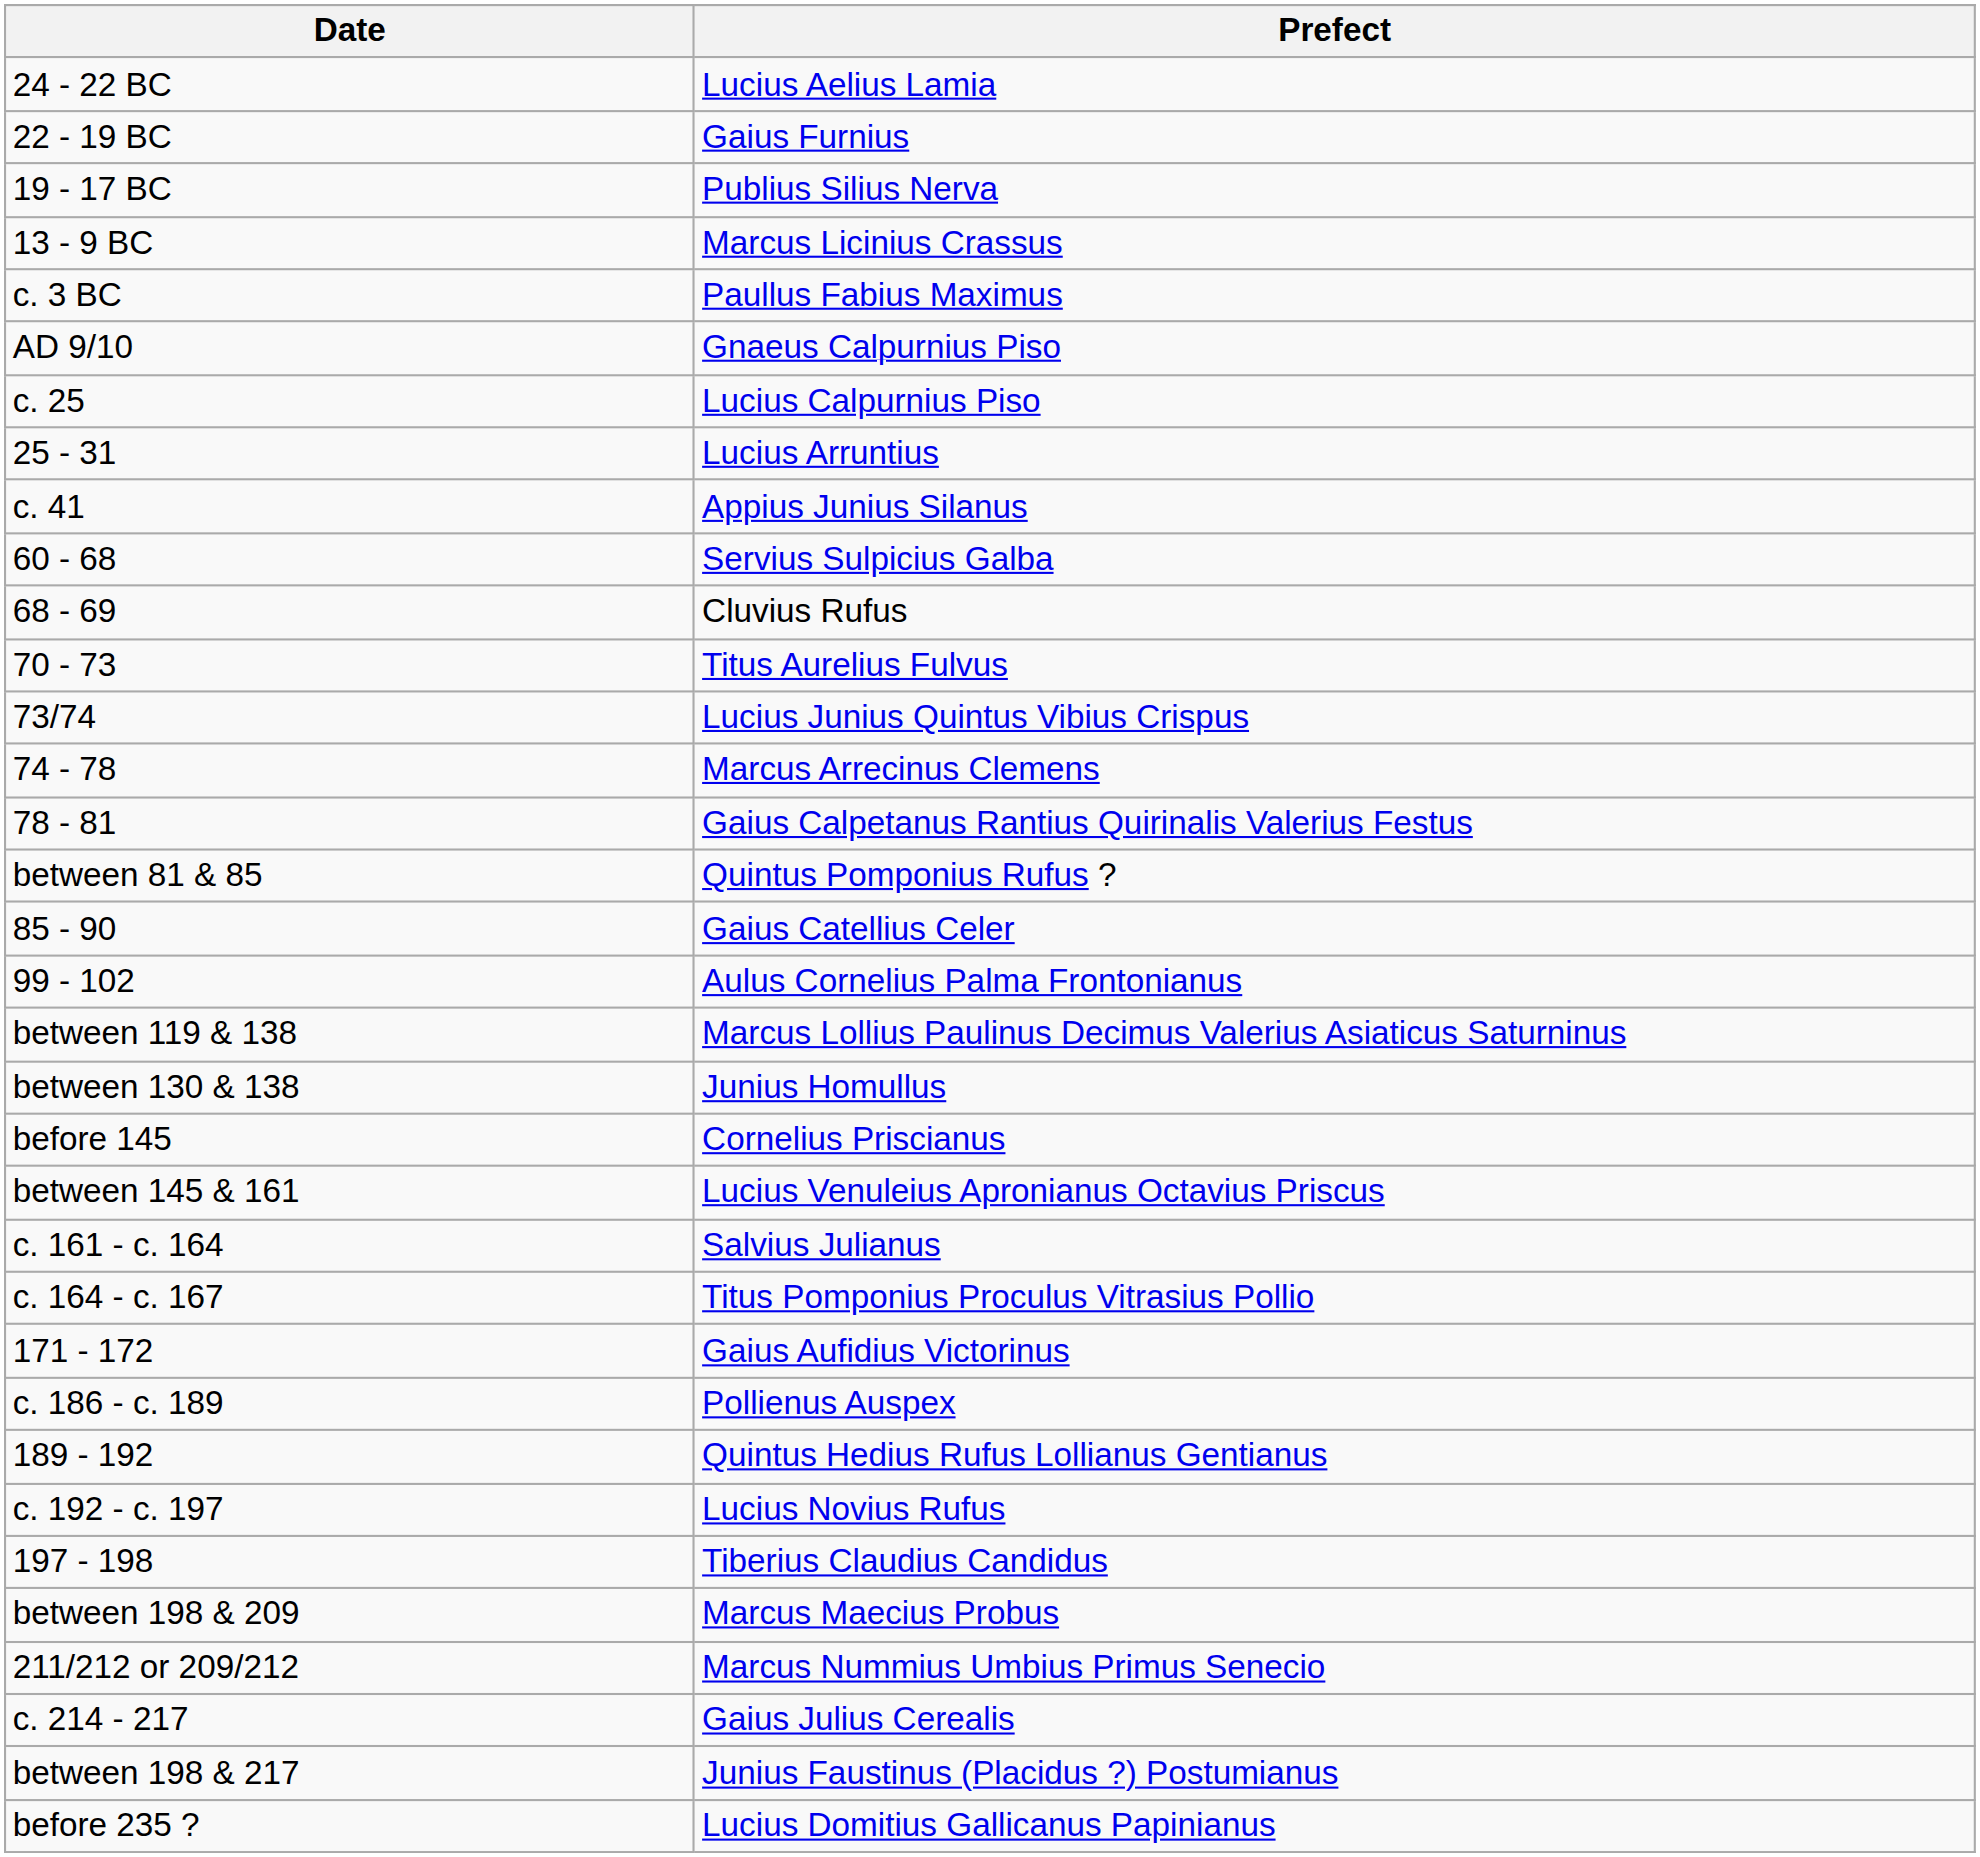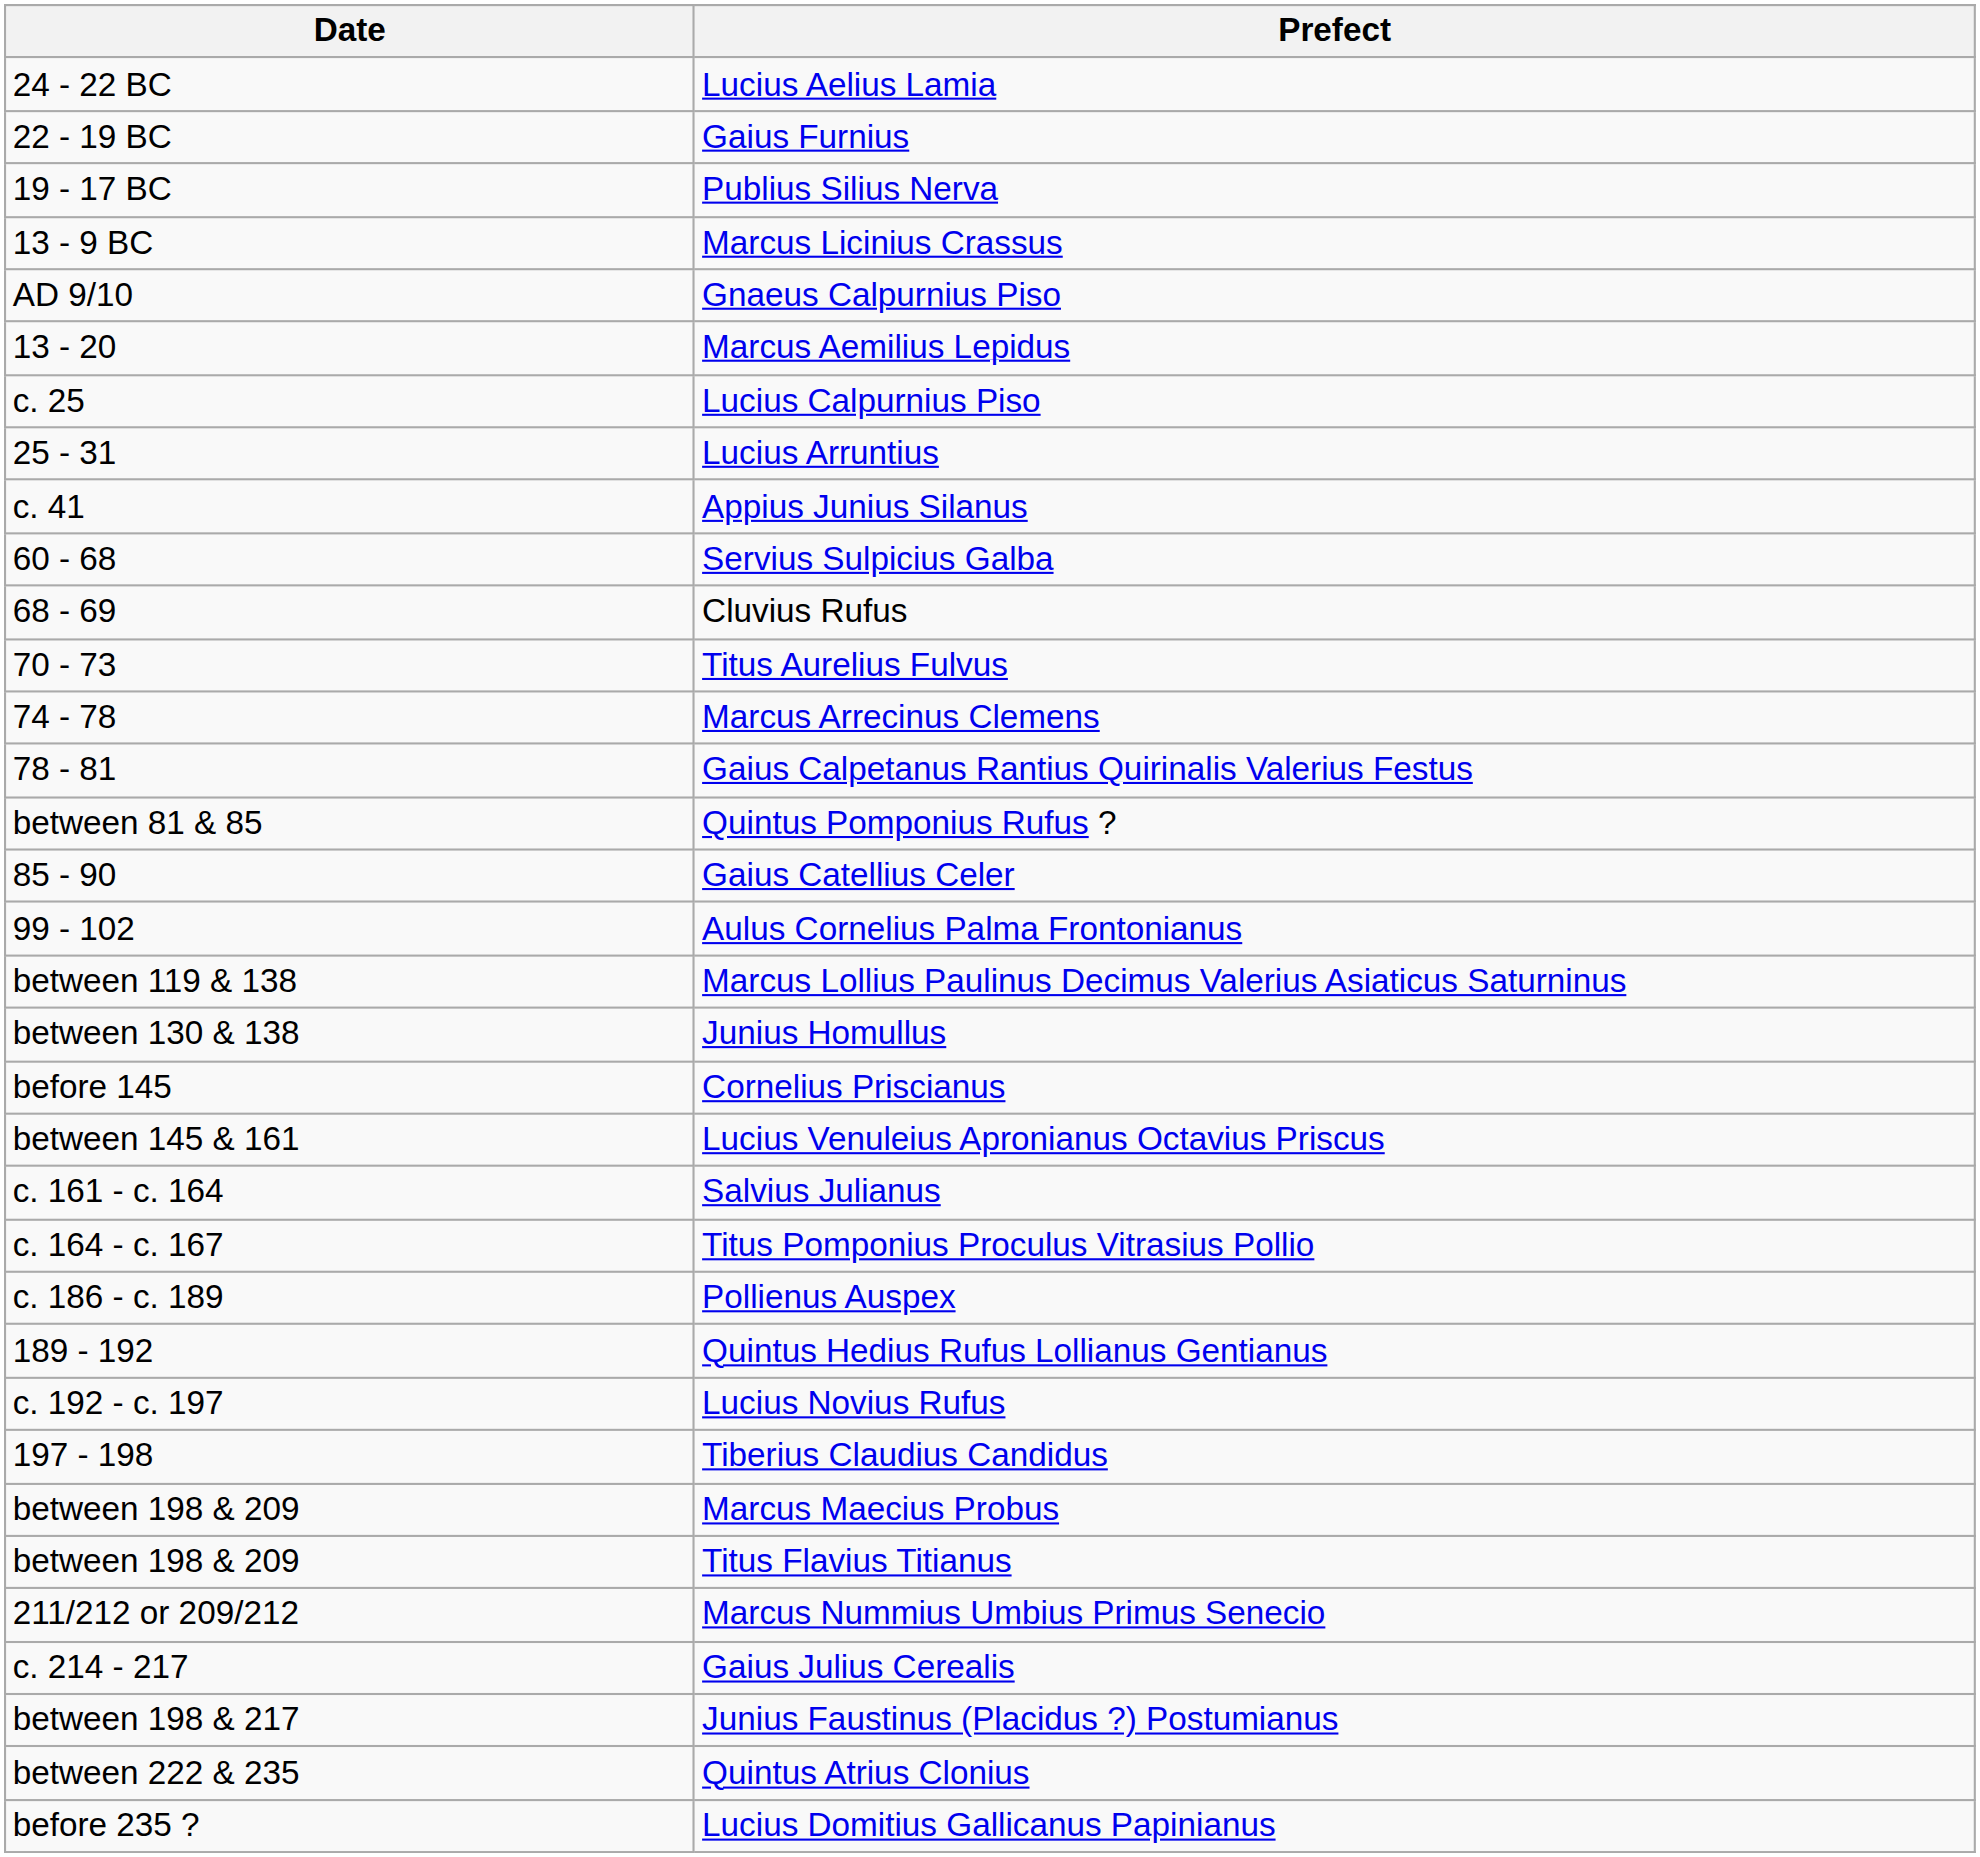- row: (882, 294)
+ row: (886, 347)
- row: (976, 717)
- row: (886, 1350)
+ row: (857, 1561)
+ row: (866, 1772)
